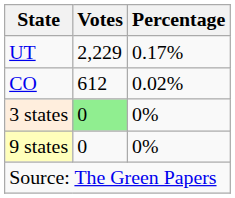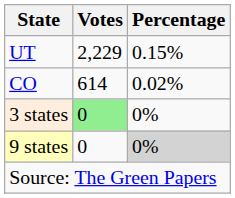(158, 51) 0.17% -> (158, 51) 0.15%
(92, 83) 612 -> (92, 83) 614
(145, 146) no background -> (145, 146) lightgrey background
